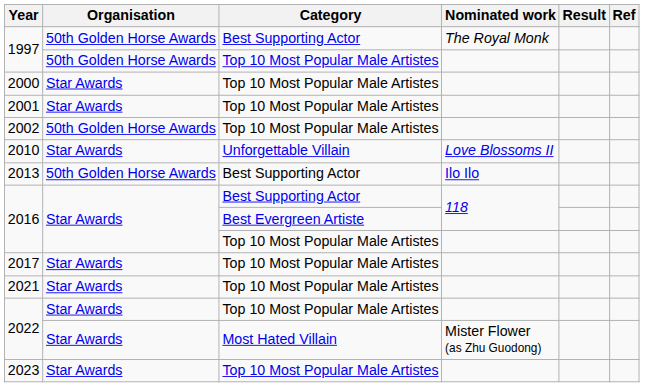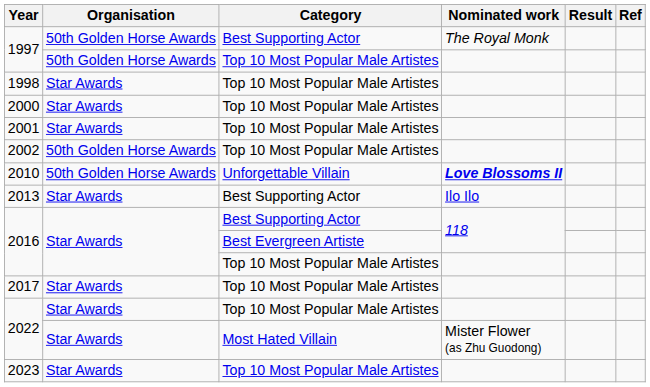+ row: (24, 83)
(84, 151) Star Awards -> (131, 173) 50th Golden Horse Awards
(499, 151) normal -> (504, 173) bold
(131, 173) 50th Golden Horse Awards -> (84, 196) Star Awards
- row: (24, 286)
